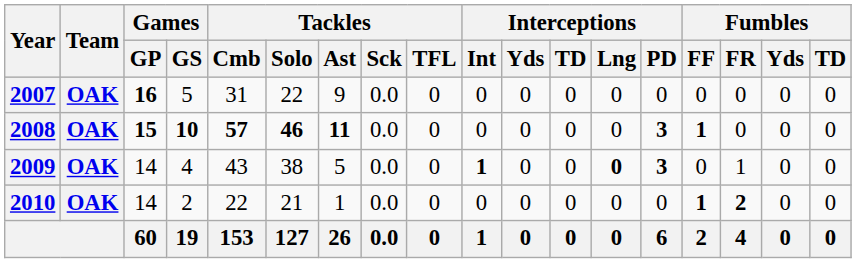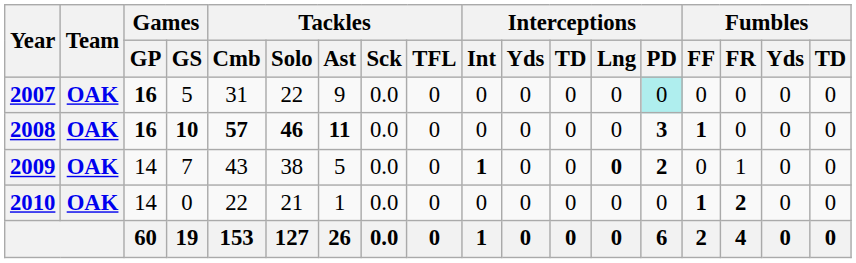(662, 94) no background -> (662, 94) paleturquoise background
(146, 130) 15 -> (146, 130) 16
(187, 166) 4 -> (187, 166) 7
(662, 166) 3 -> (662, 166) 2
(187, 202) 2 -> (187, 202) 0
